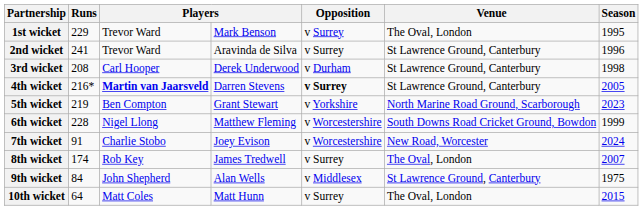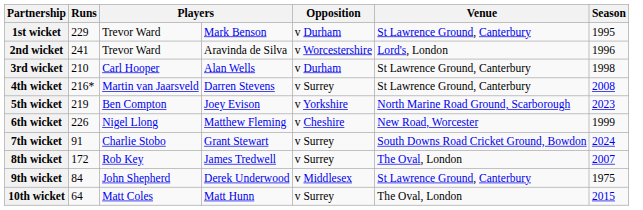(324, 31) v Surrey -> (318, 31) v Durham
(429, 31) The Oval, London -> (454, 31) St Lawrence Ground, Canterbury
(324, 50) v Surrey -> (333, 50) v Worcestershire
(464, 50) St Lawrence Ground, Canterbury -> (413, 50) Lord's, London
(80, 68) 208 -> (80, 68) 210
(256, 68) Derek Underwood -> (230, 68) Alan Wells
(155, 86) bold -> (150, 86) normal
(326, 86) bold -> (314, 86) normal
(613, 86) 2005 -> (603, 86) 2008
(246, 104) Grant Stewart -> (232, 104) Joey Evison
(80, 123) 228 -> (80, 123) 226
(343, 123) v Worcestershire -> (320, 123) v Cheshire
(492, 123) South Downs Road Cricket Ground, Bowdon -> (428, 123) New Road, Worcester
(242, 141) Joey Evison -> (236, 141) Grant Stewart
(343, 141) v Worcestershire -> (314, 141) v Surrey
(437, 141) New Road, Worcester -> (482, 141) South Downs Road Cricket Ground, Bowdon
(80, 159) 174 -> (80, 159) 172
(239, 178) Alan Wells -> (247, 178) Derek Underwood
